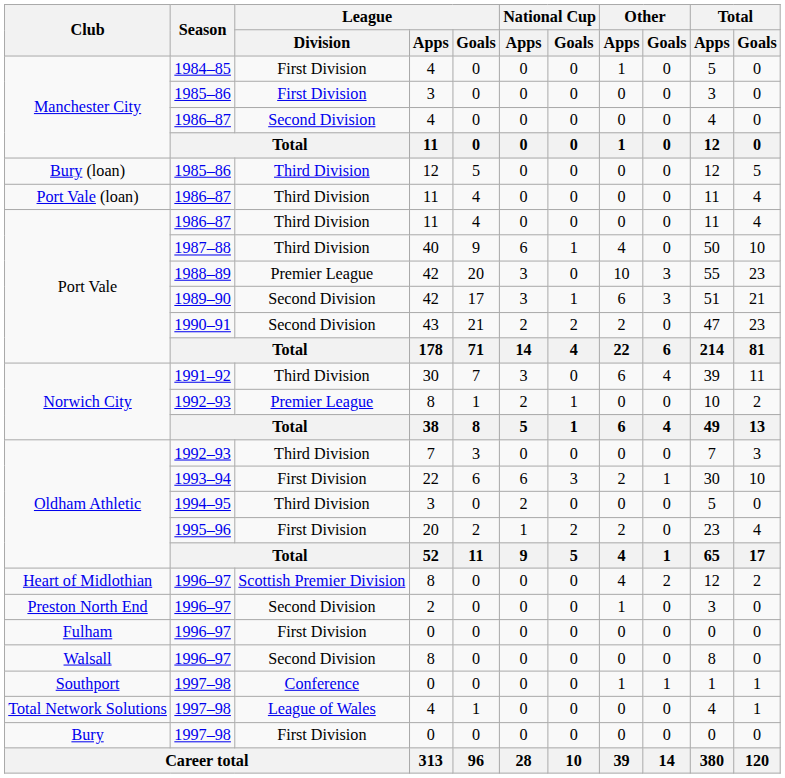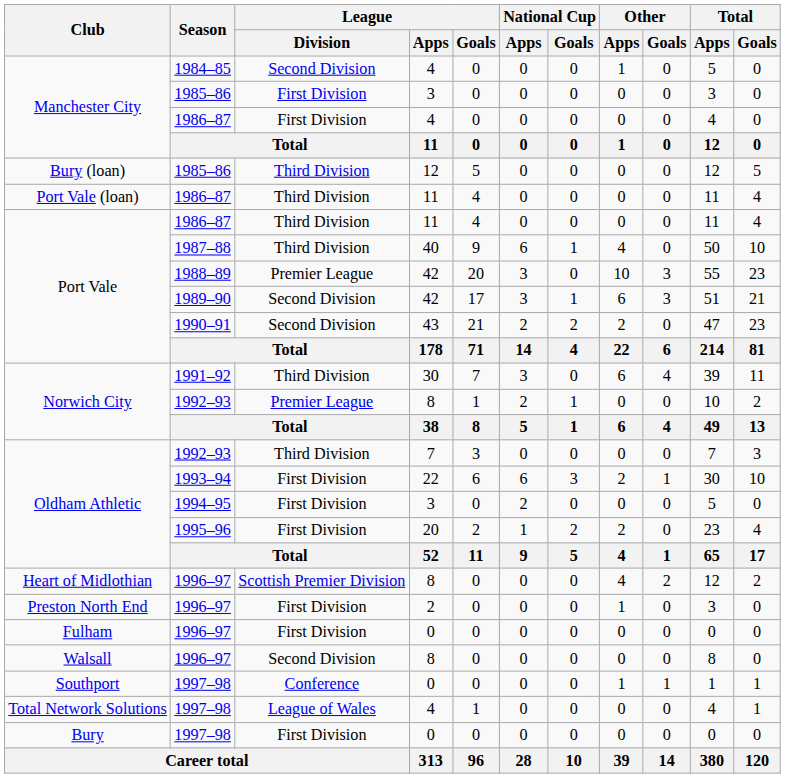(322, 68) First Division -> (322, 68) Second Division
(322, 119) Second Division -> (322, 119) First Division
(322, 504) Third Division -> (322, 504) First Division
(322, 606) Second Division -> (322, 606) First Division
